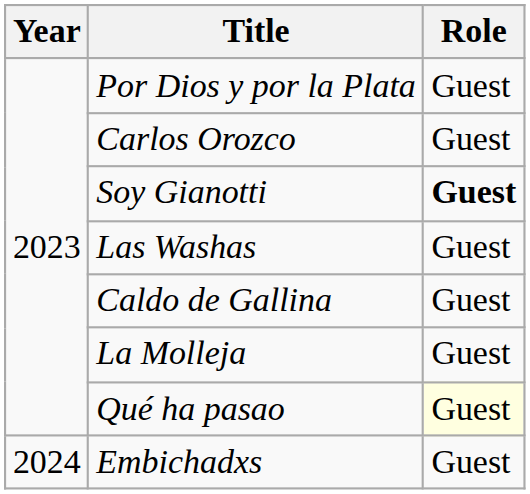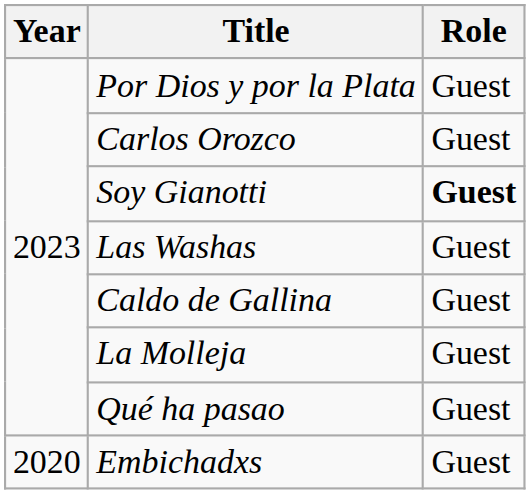(471, 407) lightyellow background -> (471, 407) no background
(47, 461) 2024 -> (47, 461) 2020
